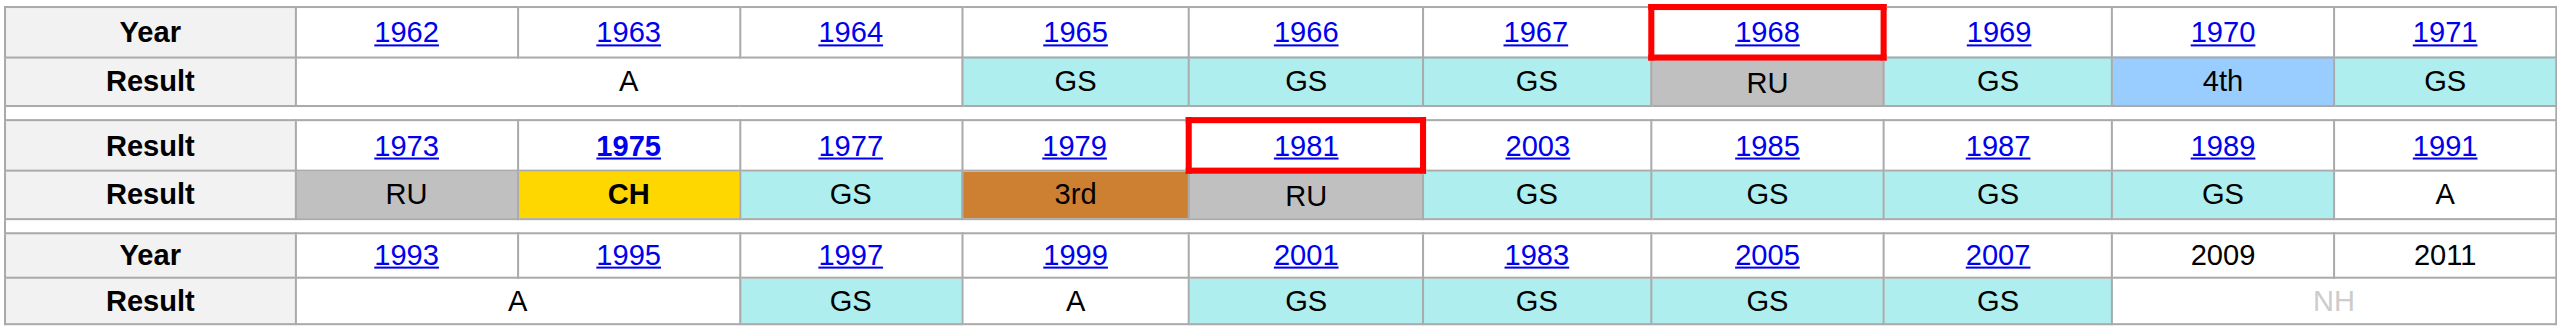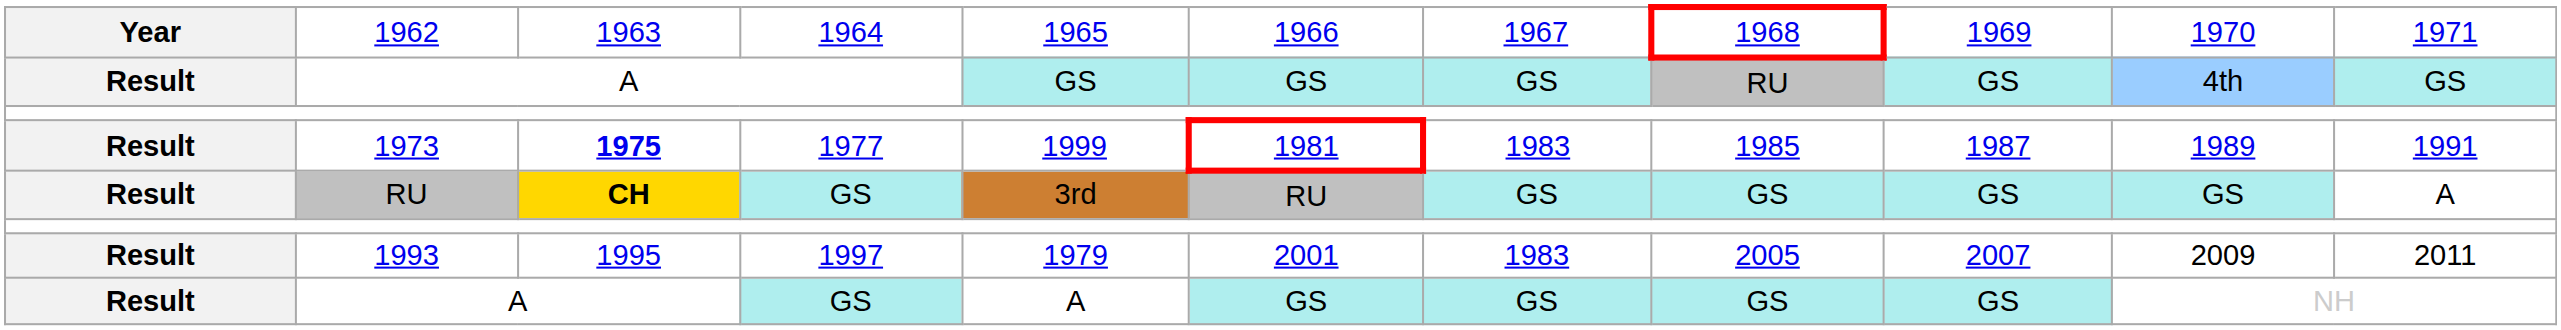(1075, 146) 1979 -> (1075, 146) 1999
(1538, 146) 2003 -> (1538, 146) 1983
(150, 256) Year -> (150, 256) Result
(1076, 256) 1999 -> (1076, 256) 1979
